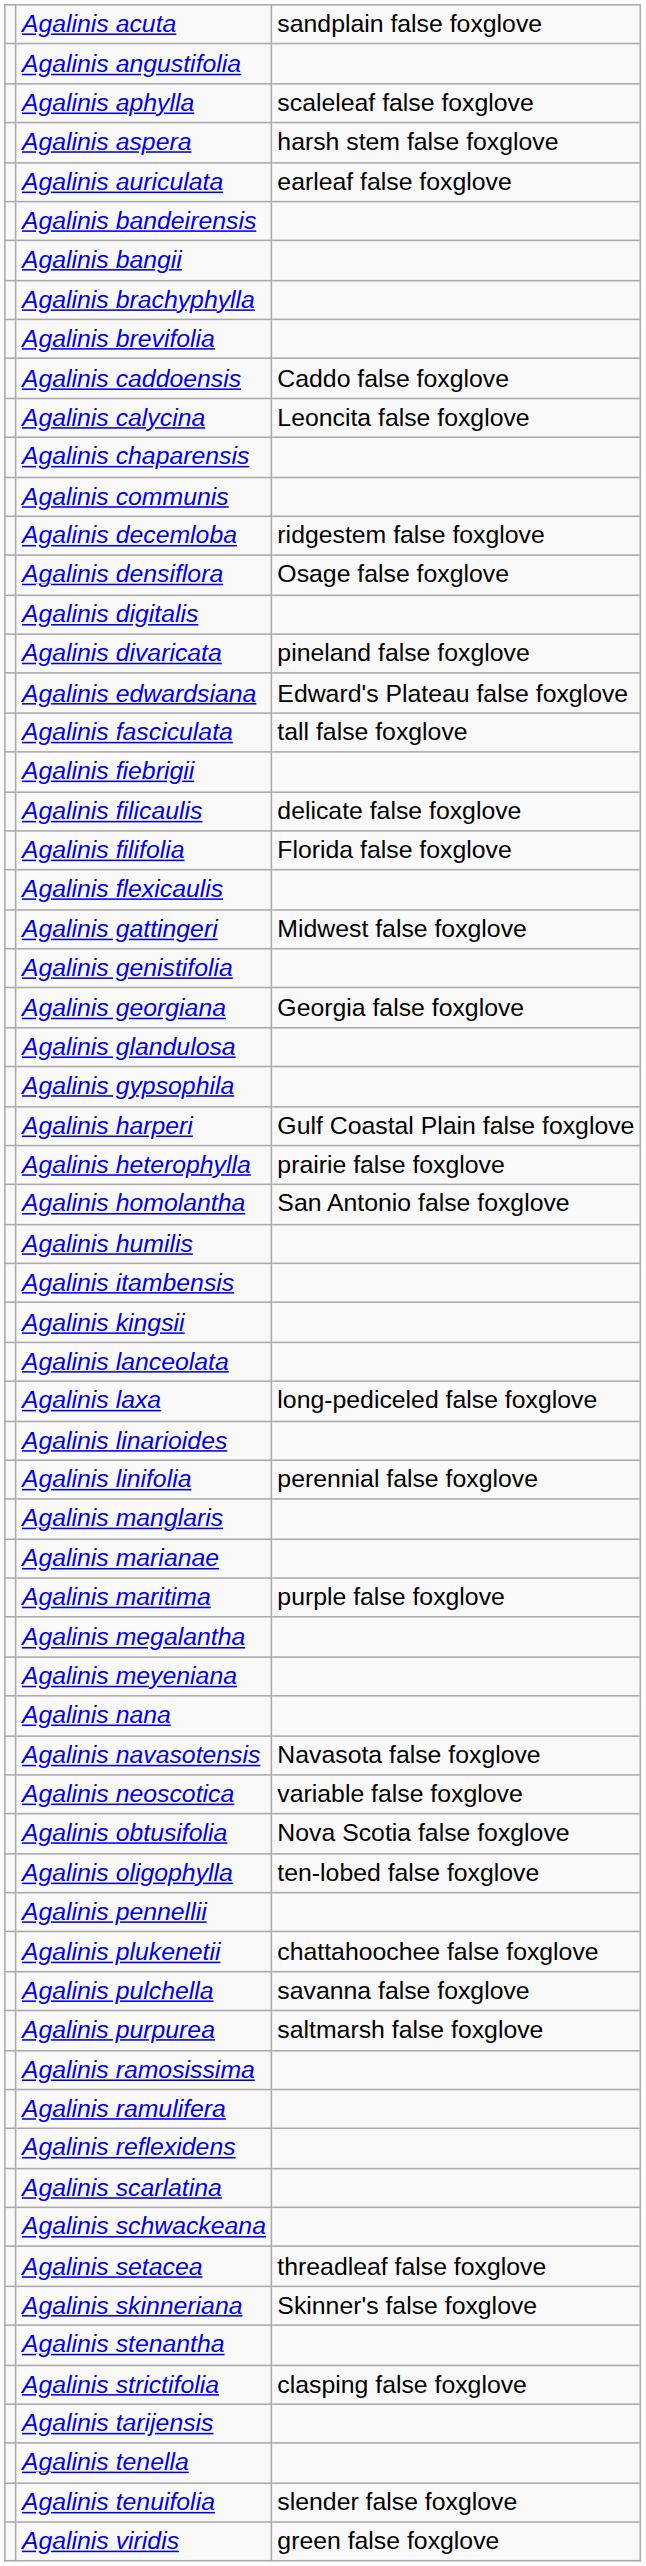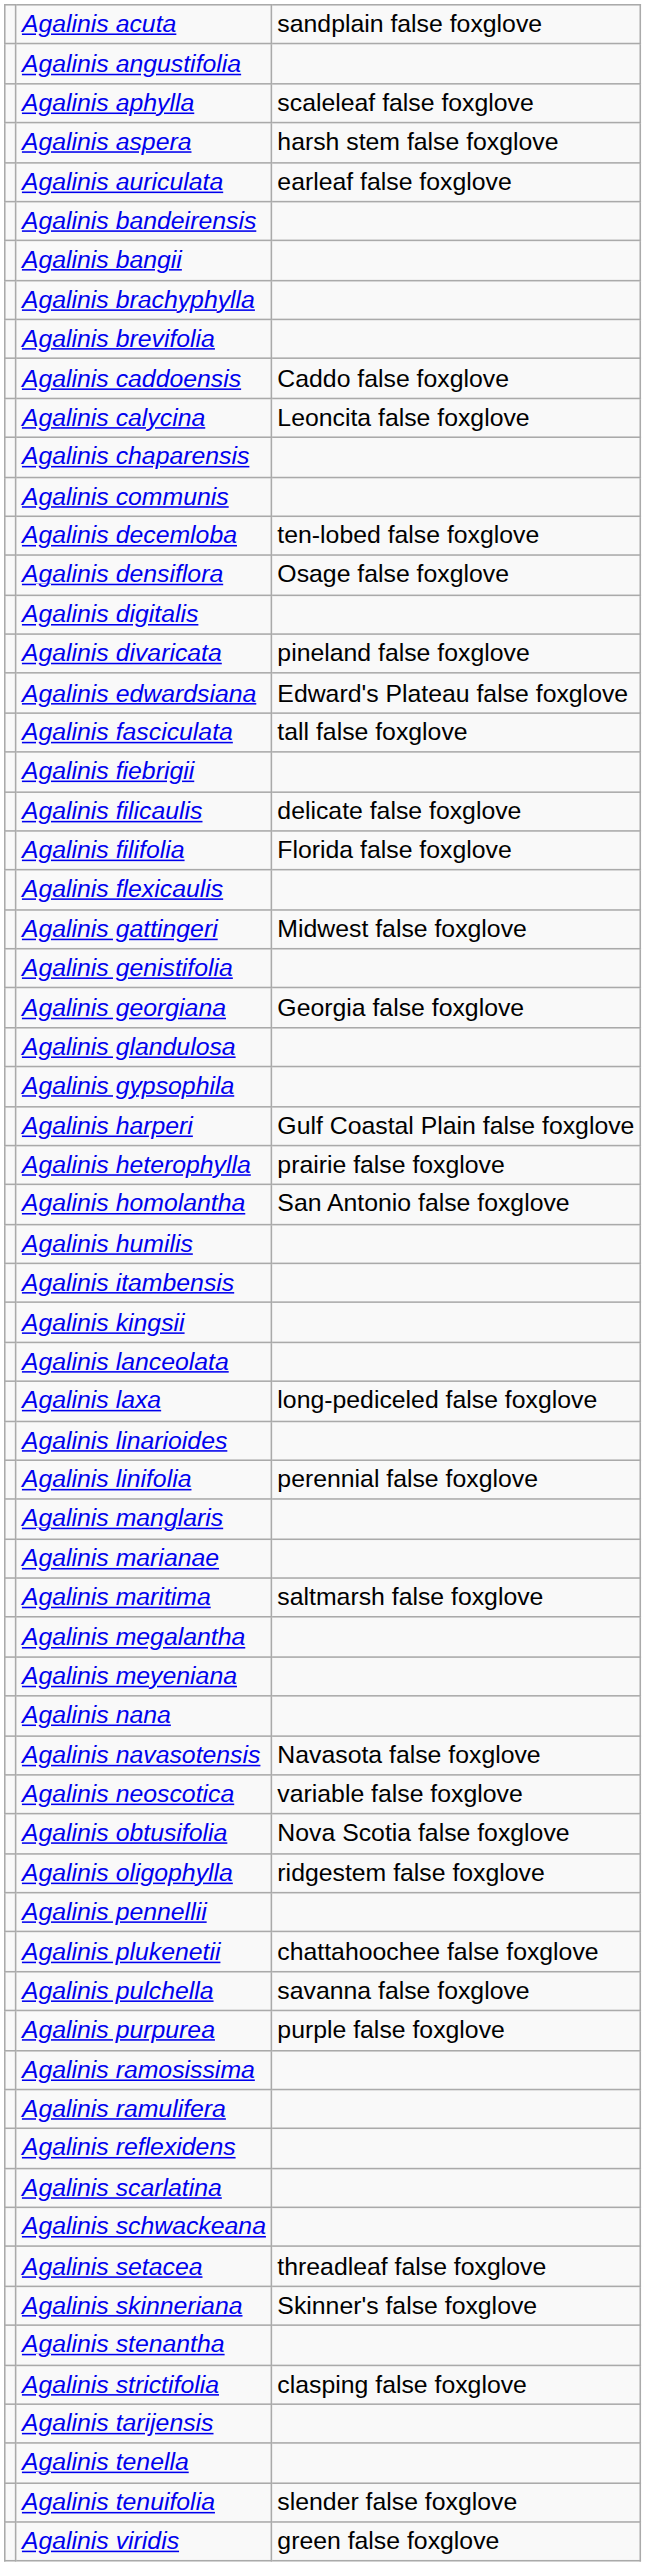(411, 535) ridgestem false foxglove -> (408, 535) ten-lobed false foxglove
(391, 1597) purple false foxglove -> (410, 1597) saltmarsh false foxglove
(408, 1872) ten-lobed false foxglove -> (411, 1872) ridgestem false foxglove
(410, 2030) saltmarsh false foxglove -> (391, 2030) purple false foxglove
